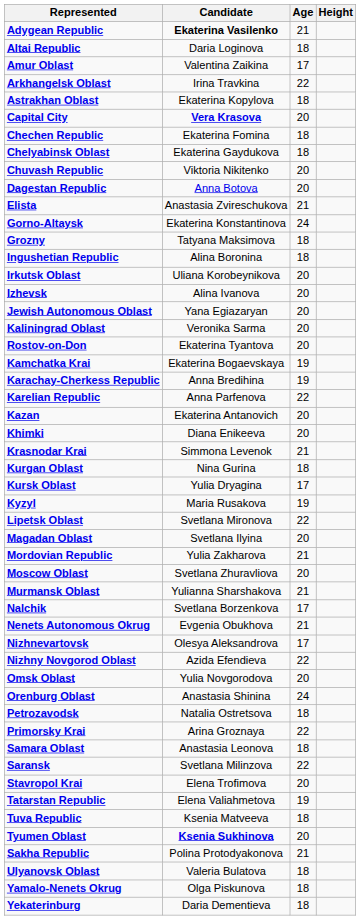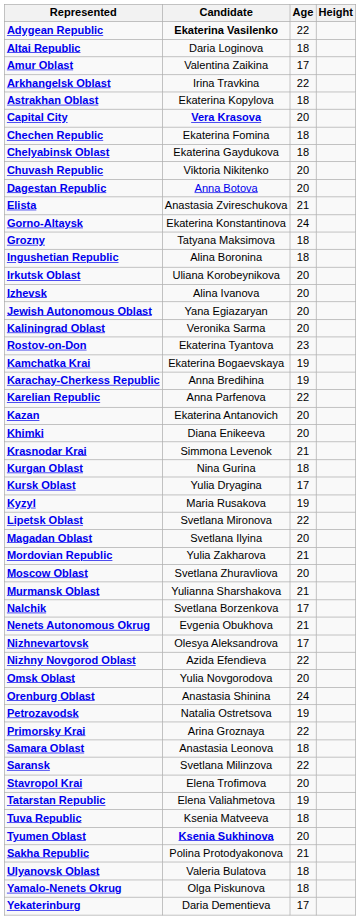(303, 30) 21 -> (303, 30) 22
(303, 345) 20 -> (303, 345) 23
(303, 713) 18 -> (303, 713) 19
(303, 906) 18 -> (303, 906) 17
